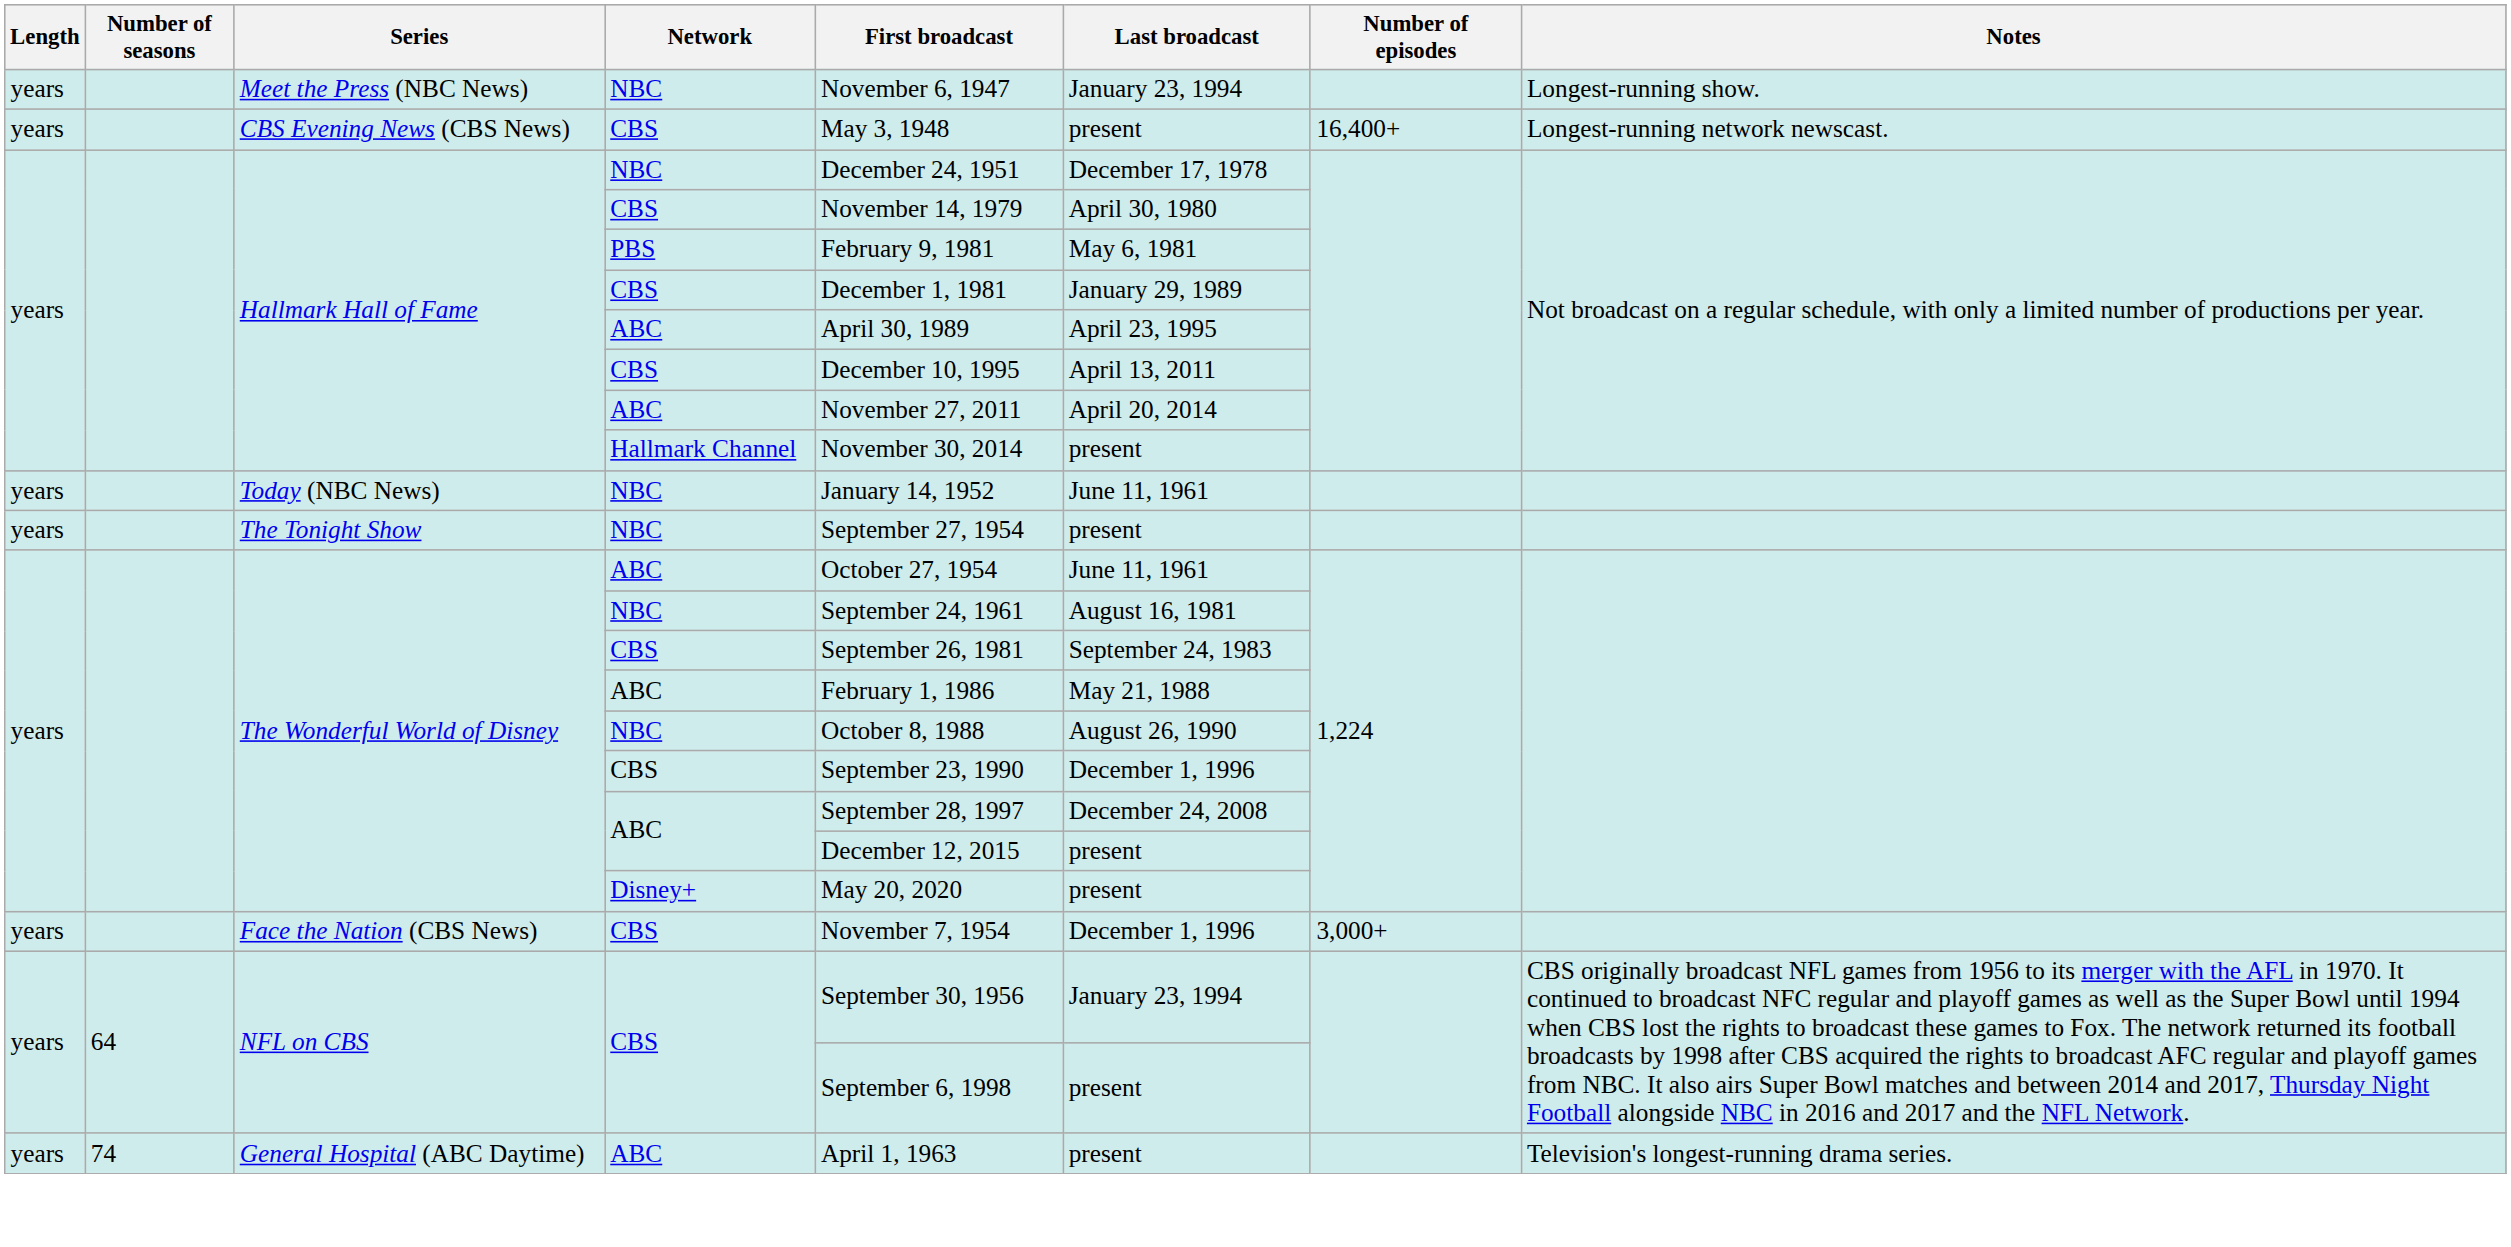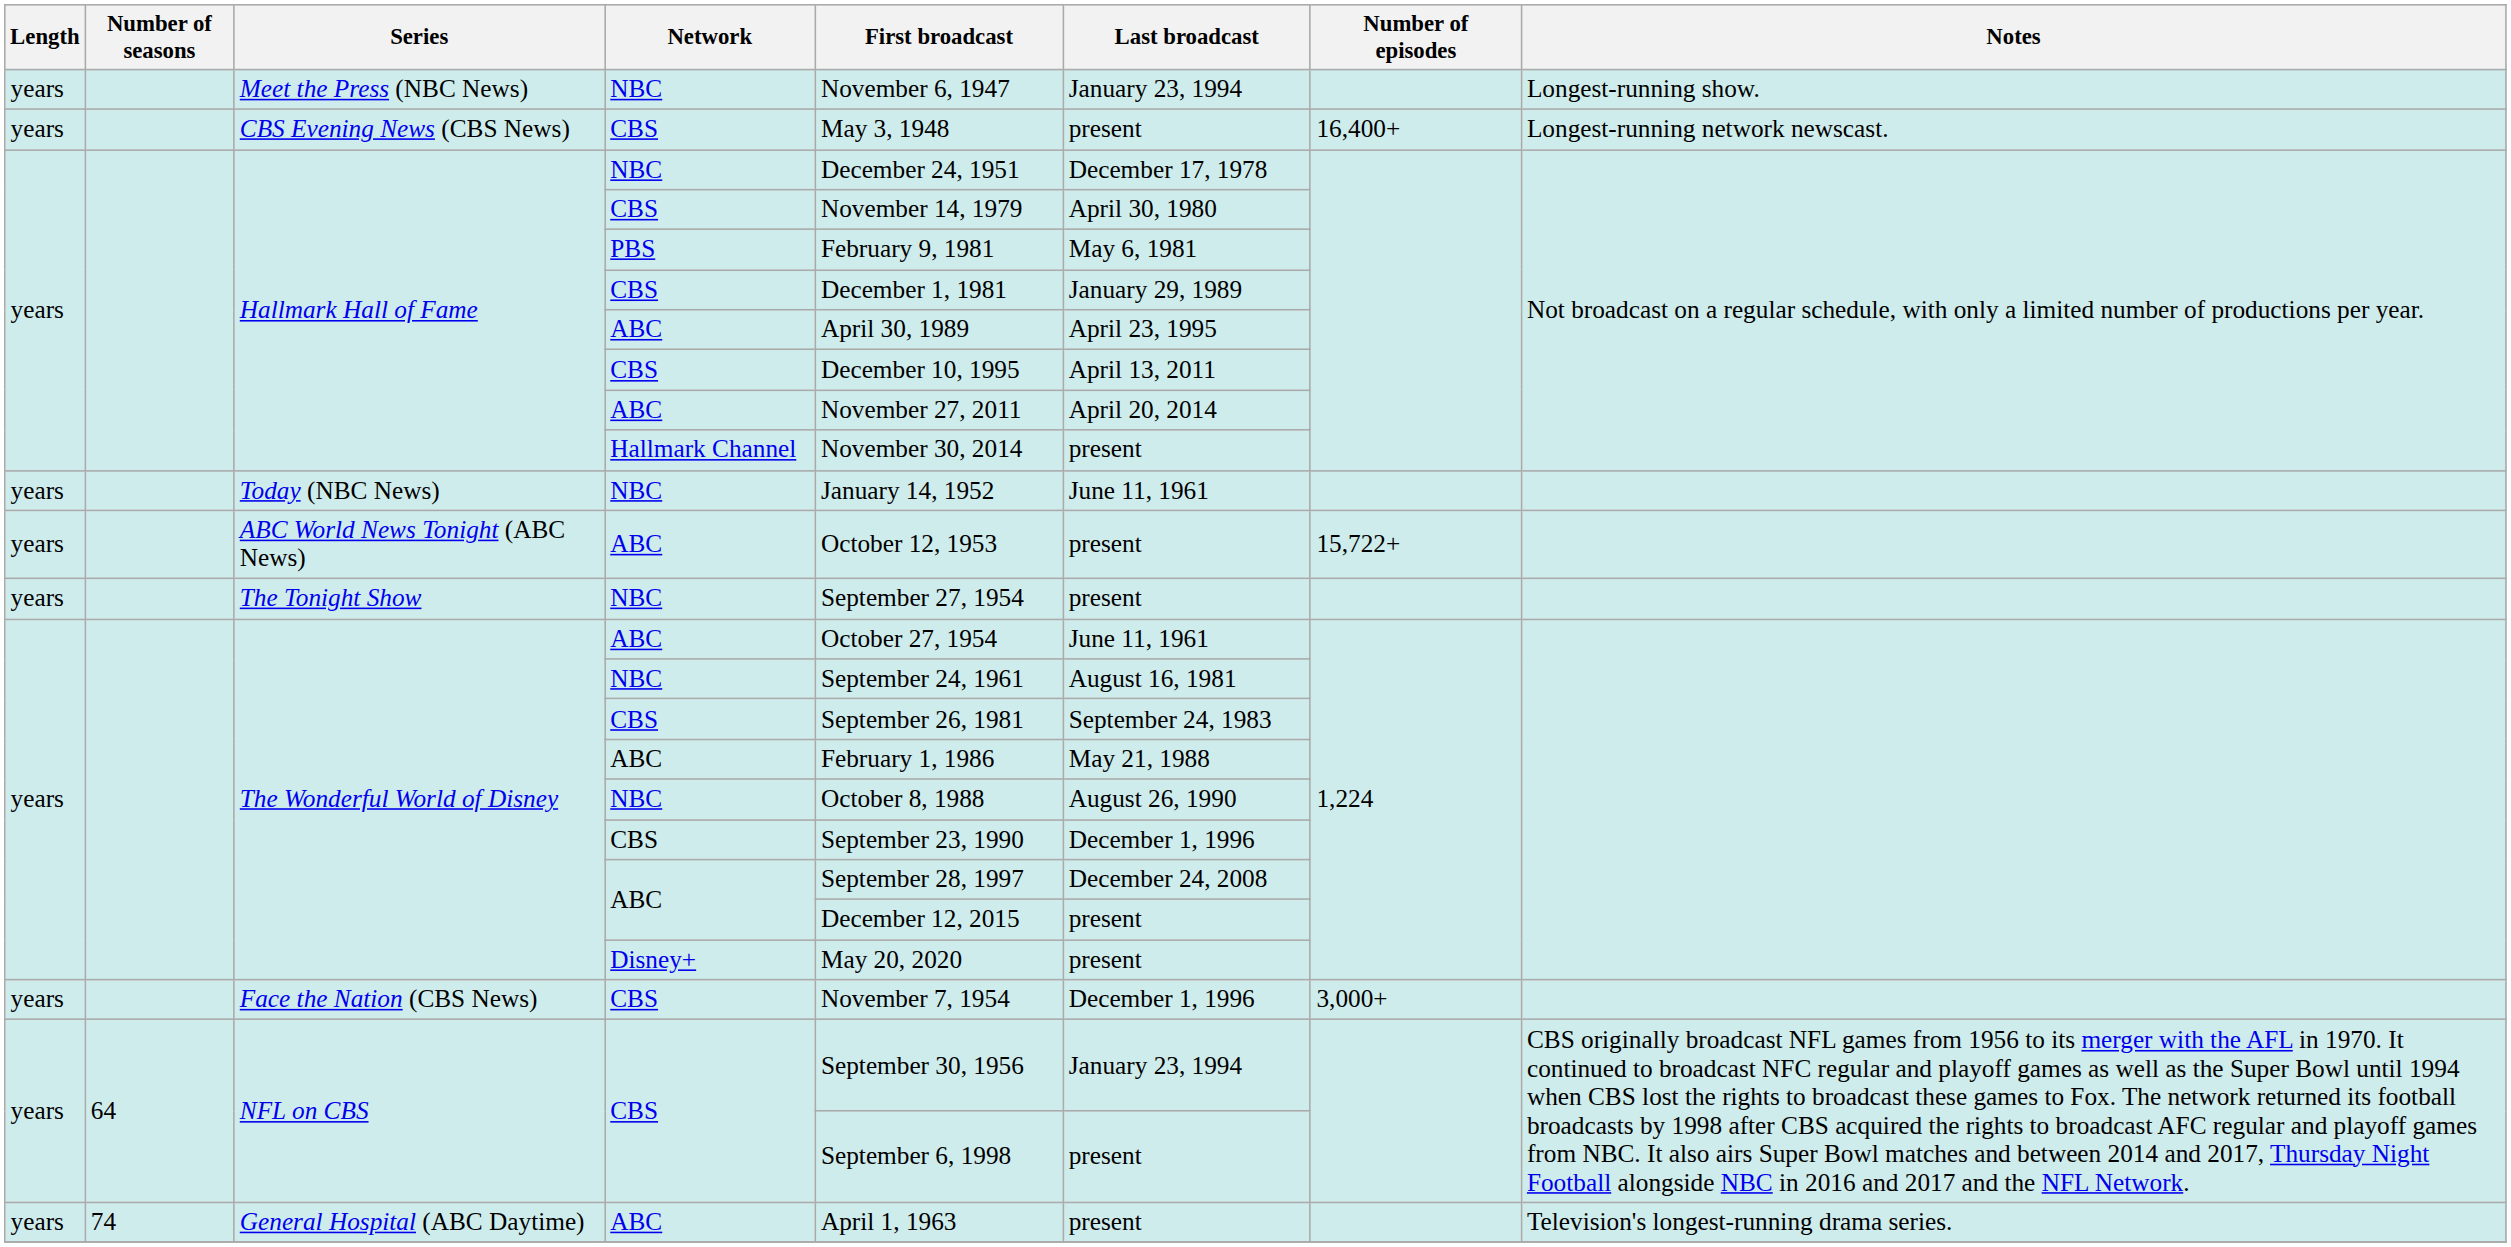+ row: (402, 544)
